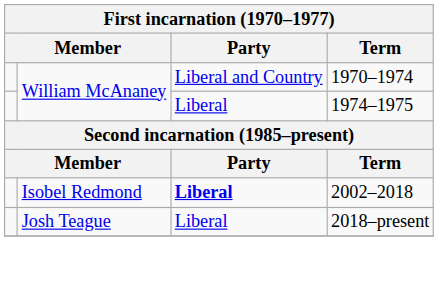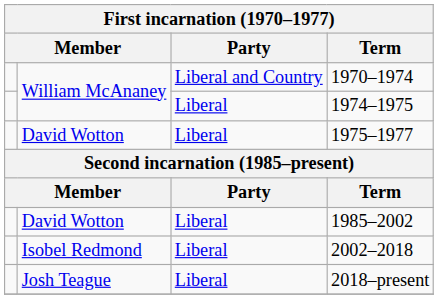+ row: (372, 134)
+ row: (372, 221)
(204, 192) bold -> (201, 250) normal
